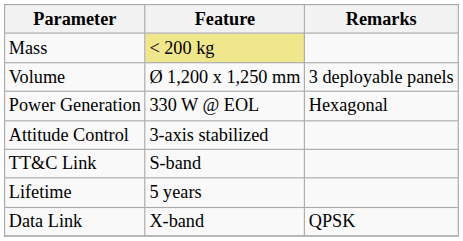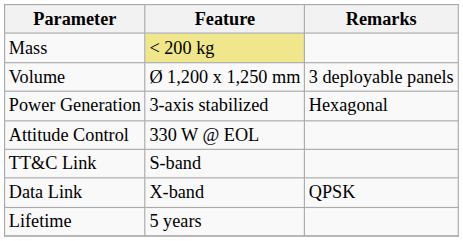(204, 105) 330 W @ EOL -> (209, 105) 3-axis stabilized
(209, 134) 3-axis stabilized -> (204, 134) 330 W @ EOL
rows swapped: (45, 221) <-> (40, 192)
